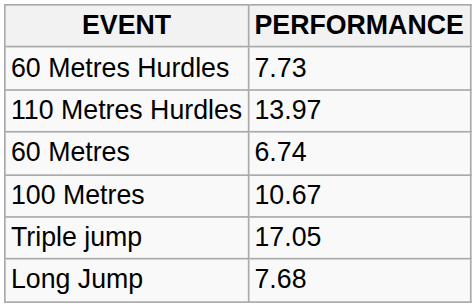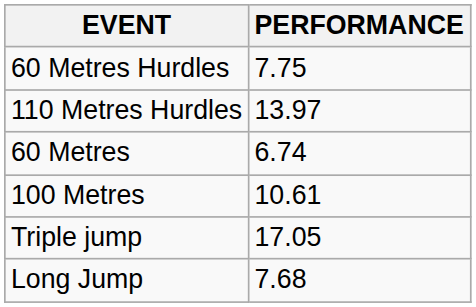(281, 68) 7.73 -> (281, 68) 7.75
(288, 195) 10.67 -> (288, 195) 10.61
